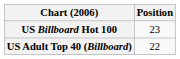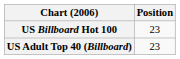(155, 46) 22 -> (155, 46) 23
